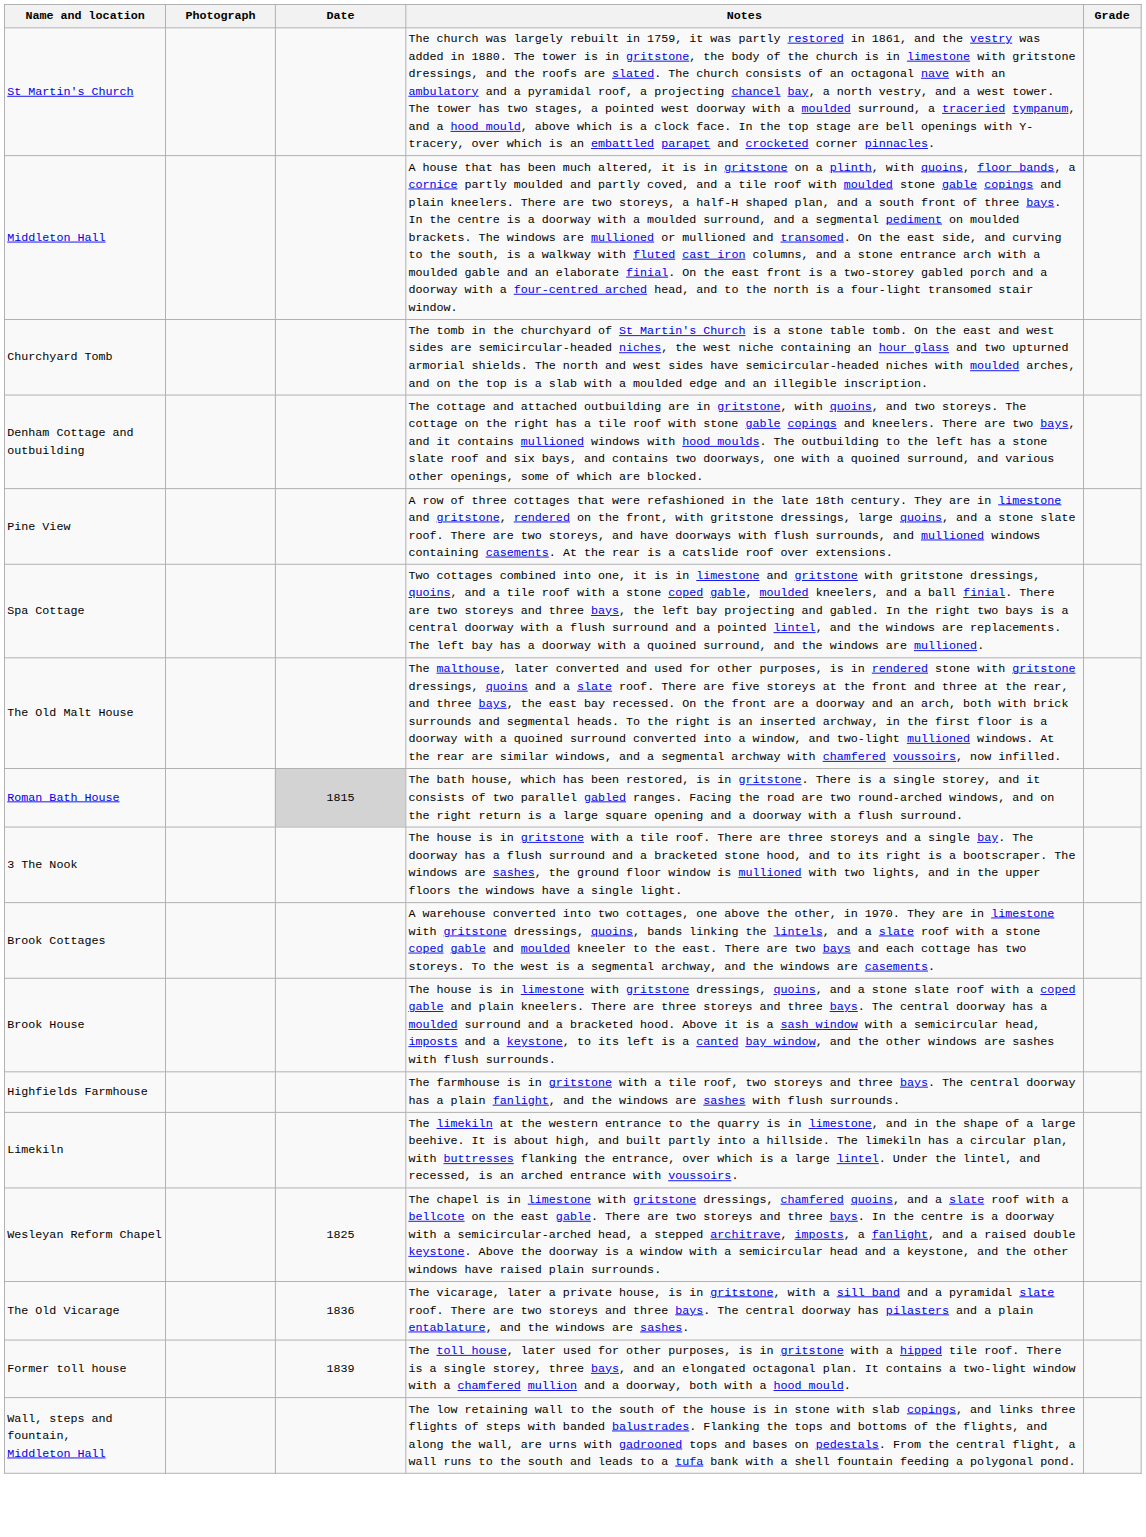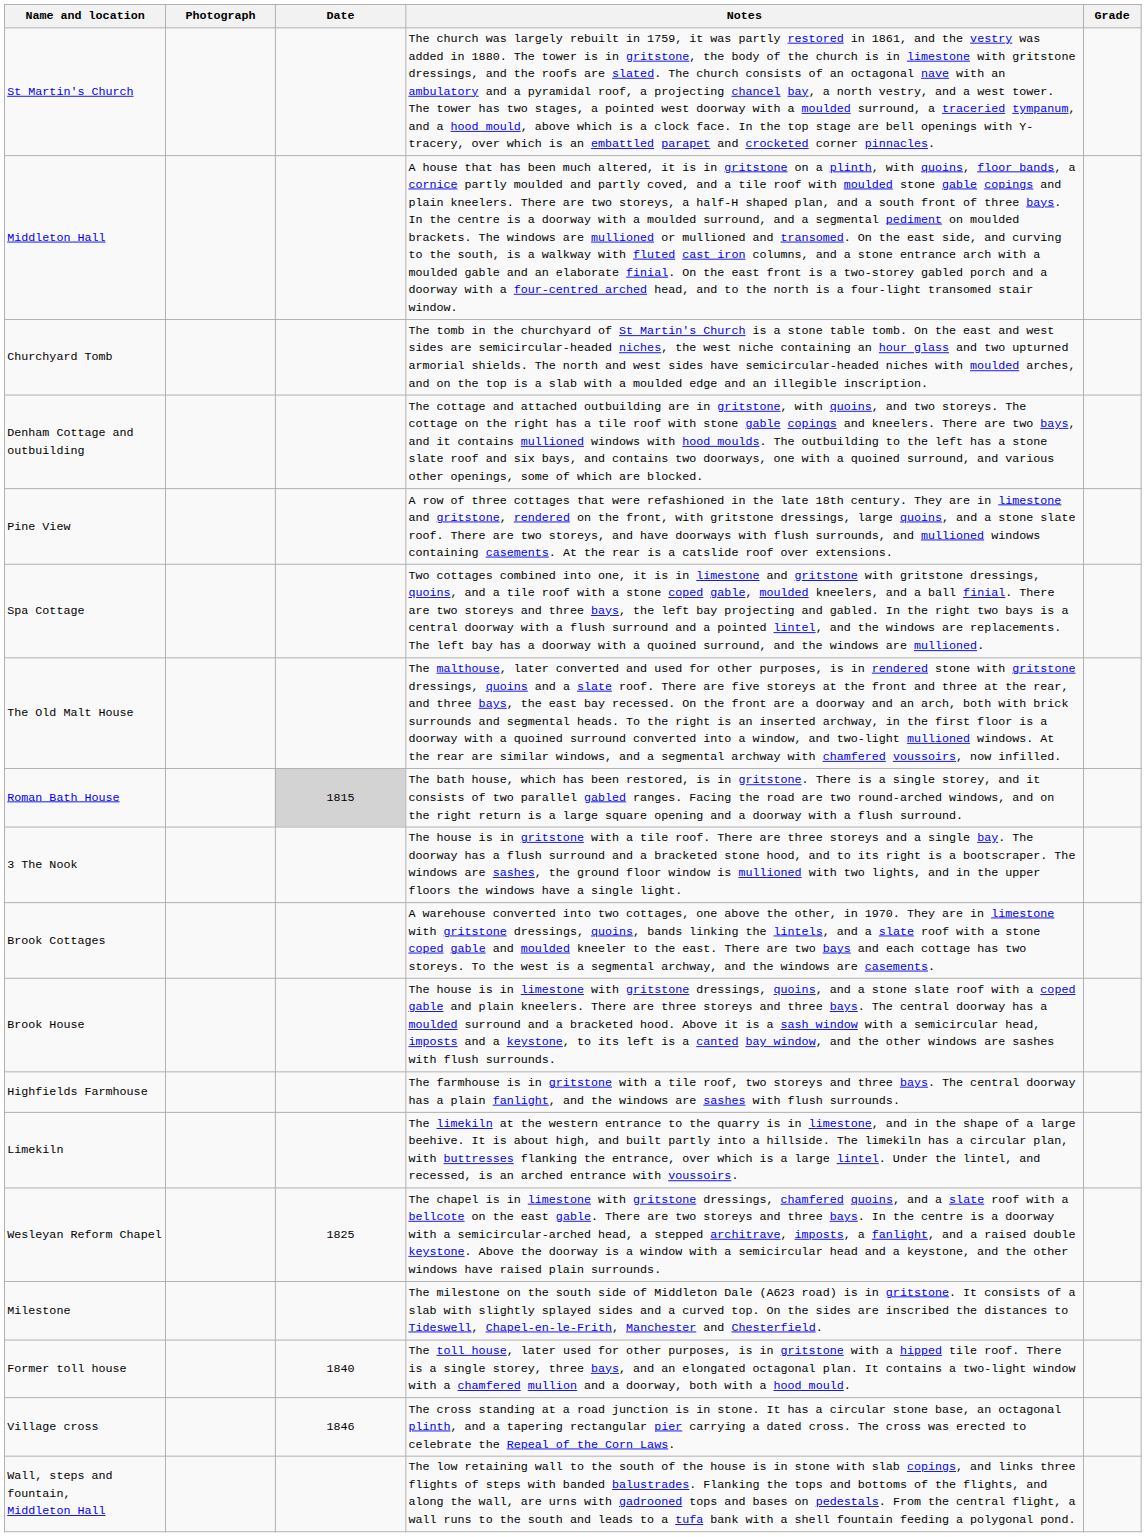- row: (63, 1310)
+ row: (39, 1310)
(340, 1368) 1839 -> (340, 1368) 1840
+ row: (53, 1427)
